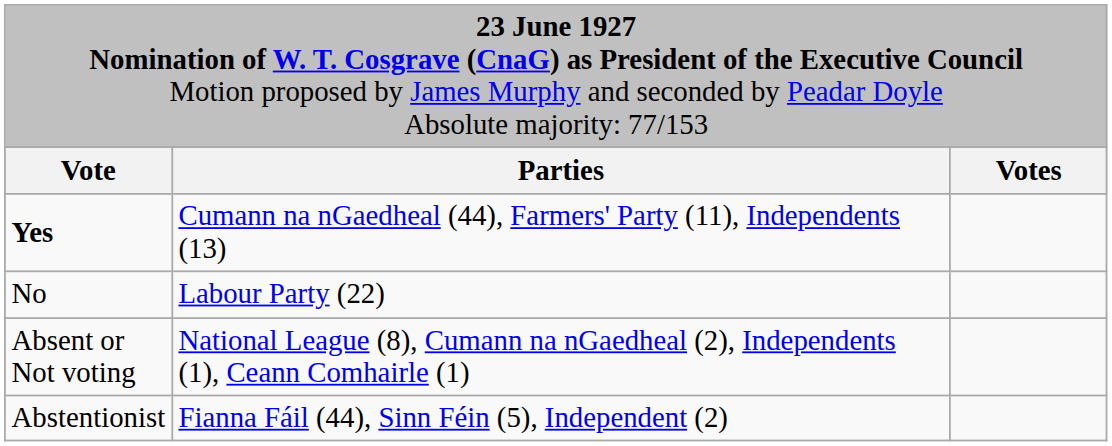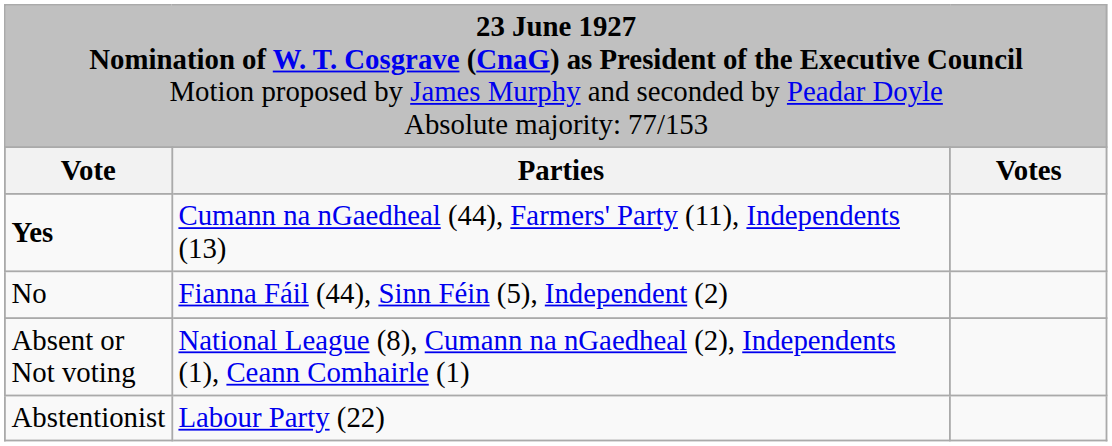(282, 293) Labour Party (22) -> (453, 293) Fianna Fáil (44), Sinn Féin (5), Independent (2)
(453, 417) Fianna Fáil (44), Sinn Féin (5), Independent (2) -> (282, 417) Labour Party (22)
